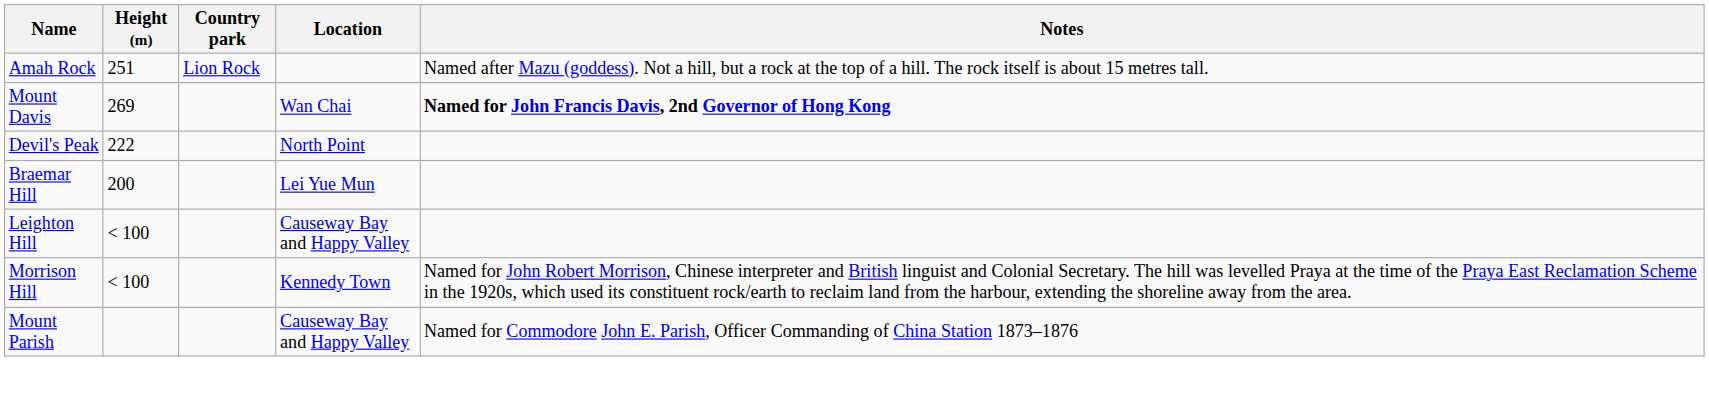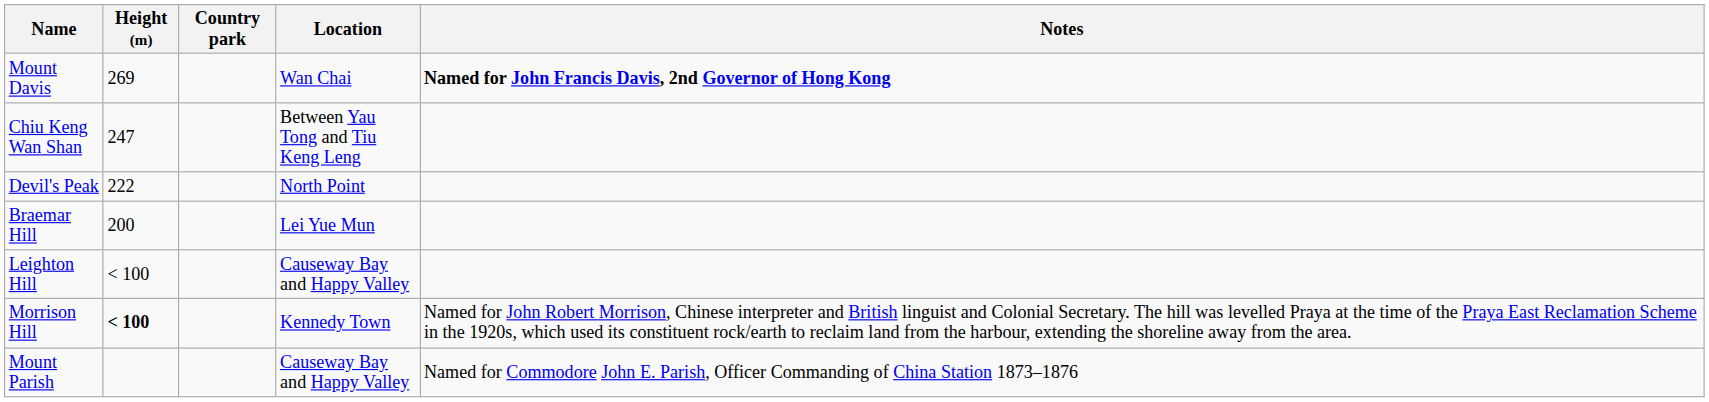- row: (52, 67)
+ row: (48, 137)
(128, 282) normal -> (128, 323) bold
